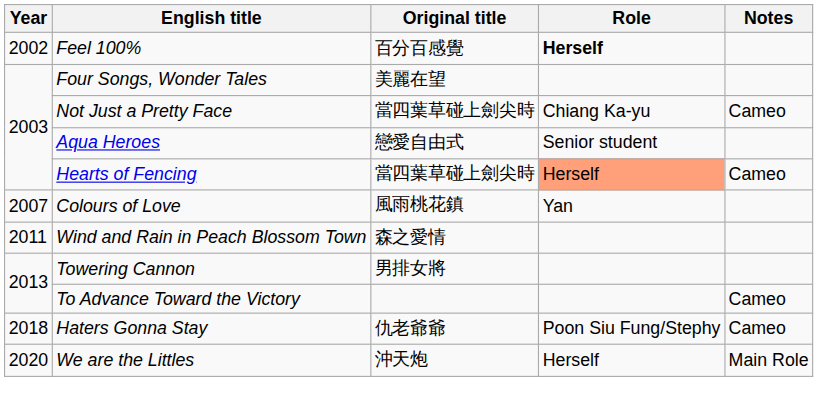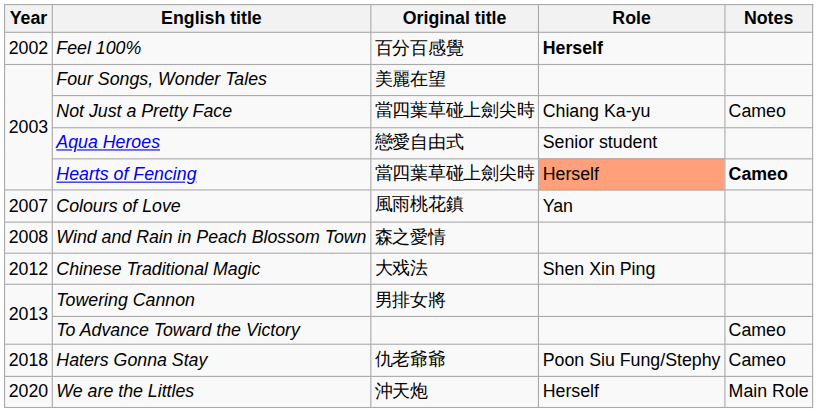(757, 174) normal -> (758, 174) bold
(28, 237) 2011 -> (28, 237) 2008
+ row: (158, 268)
